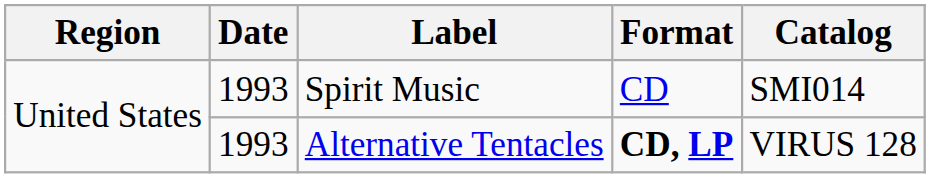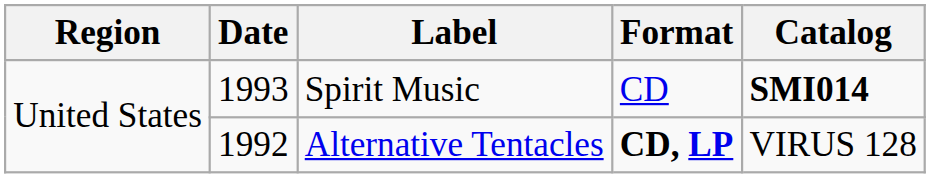(807, 88) normal -> (809, 88) bold
(253, 144) 1993 -> (253, 144) 1992
